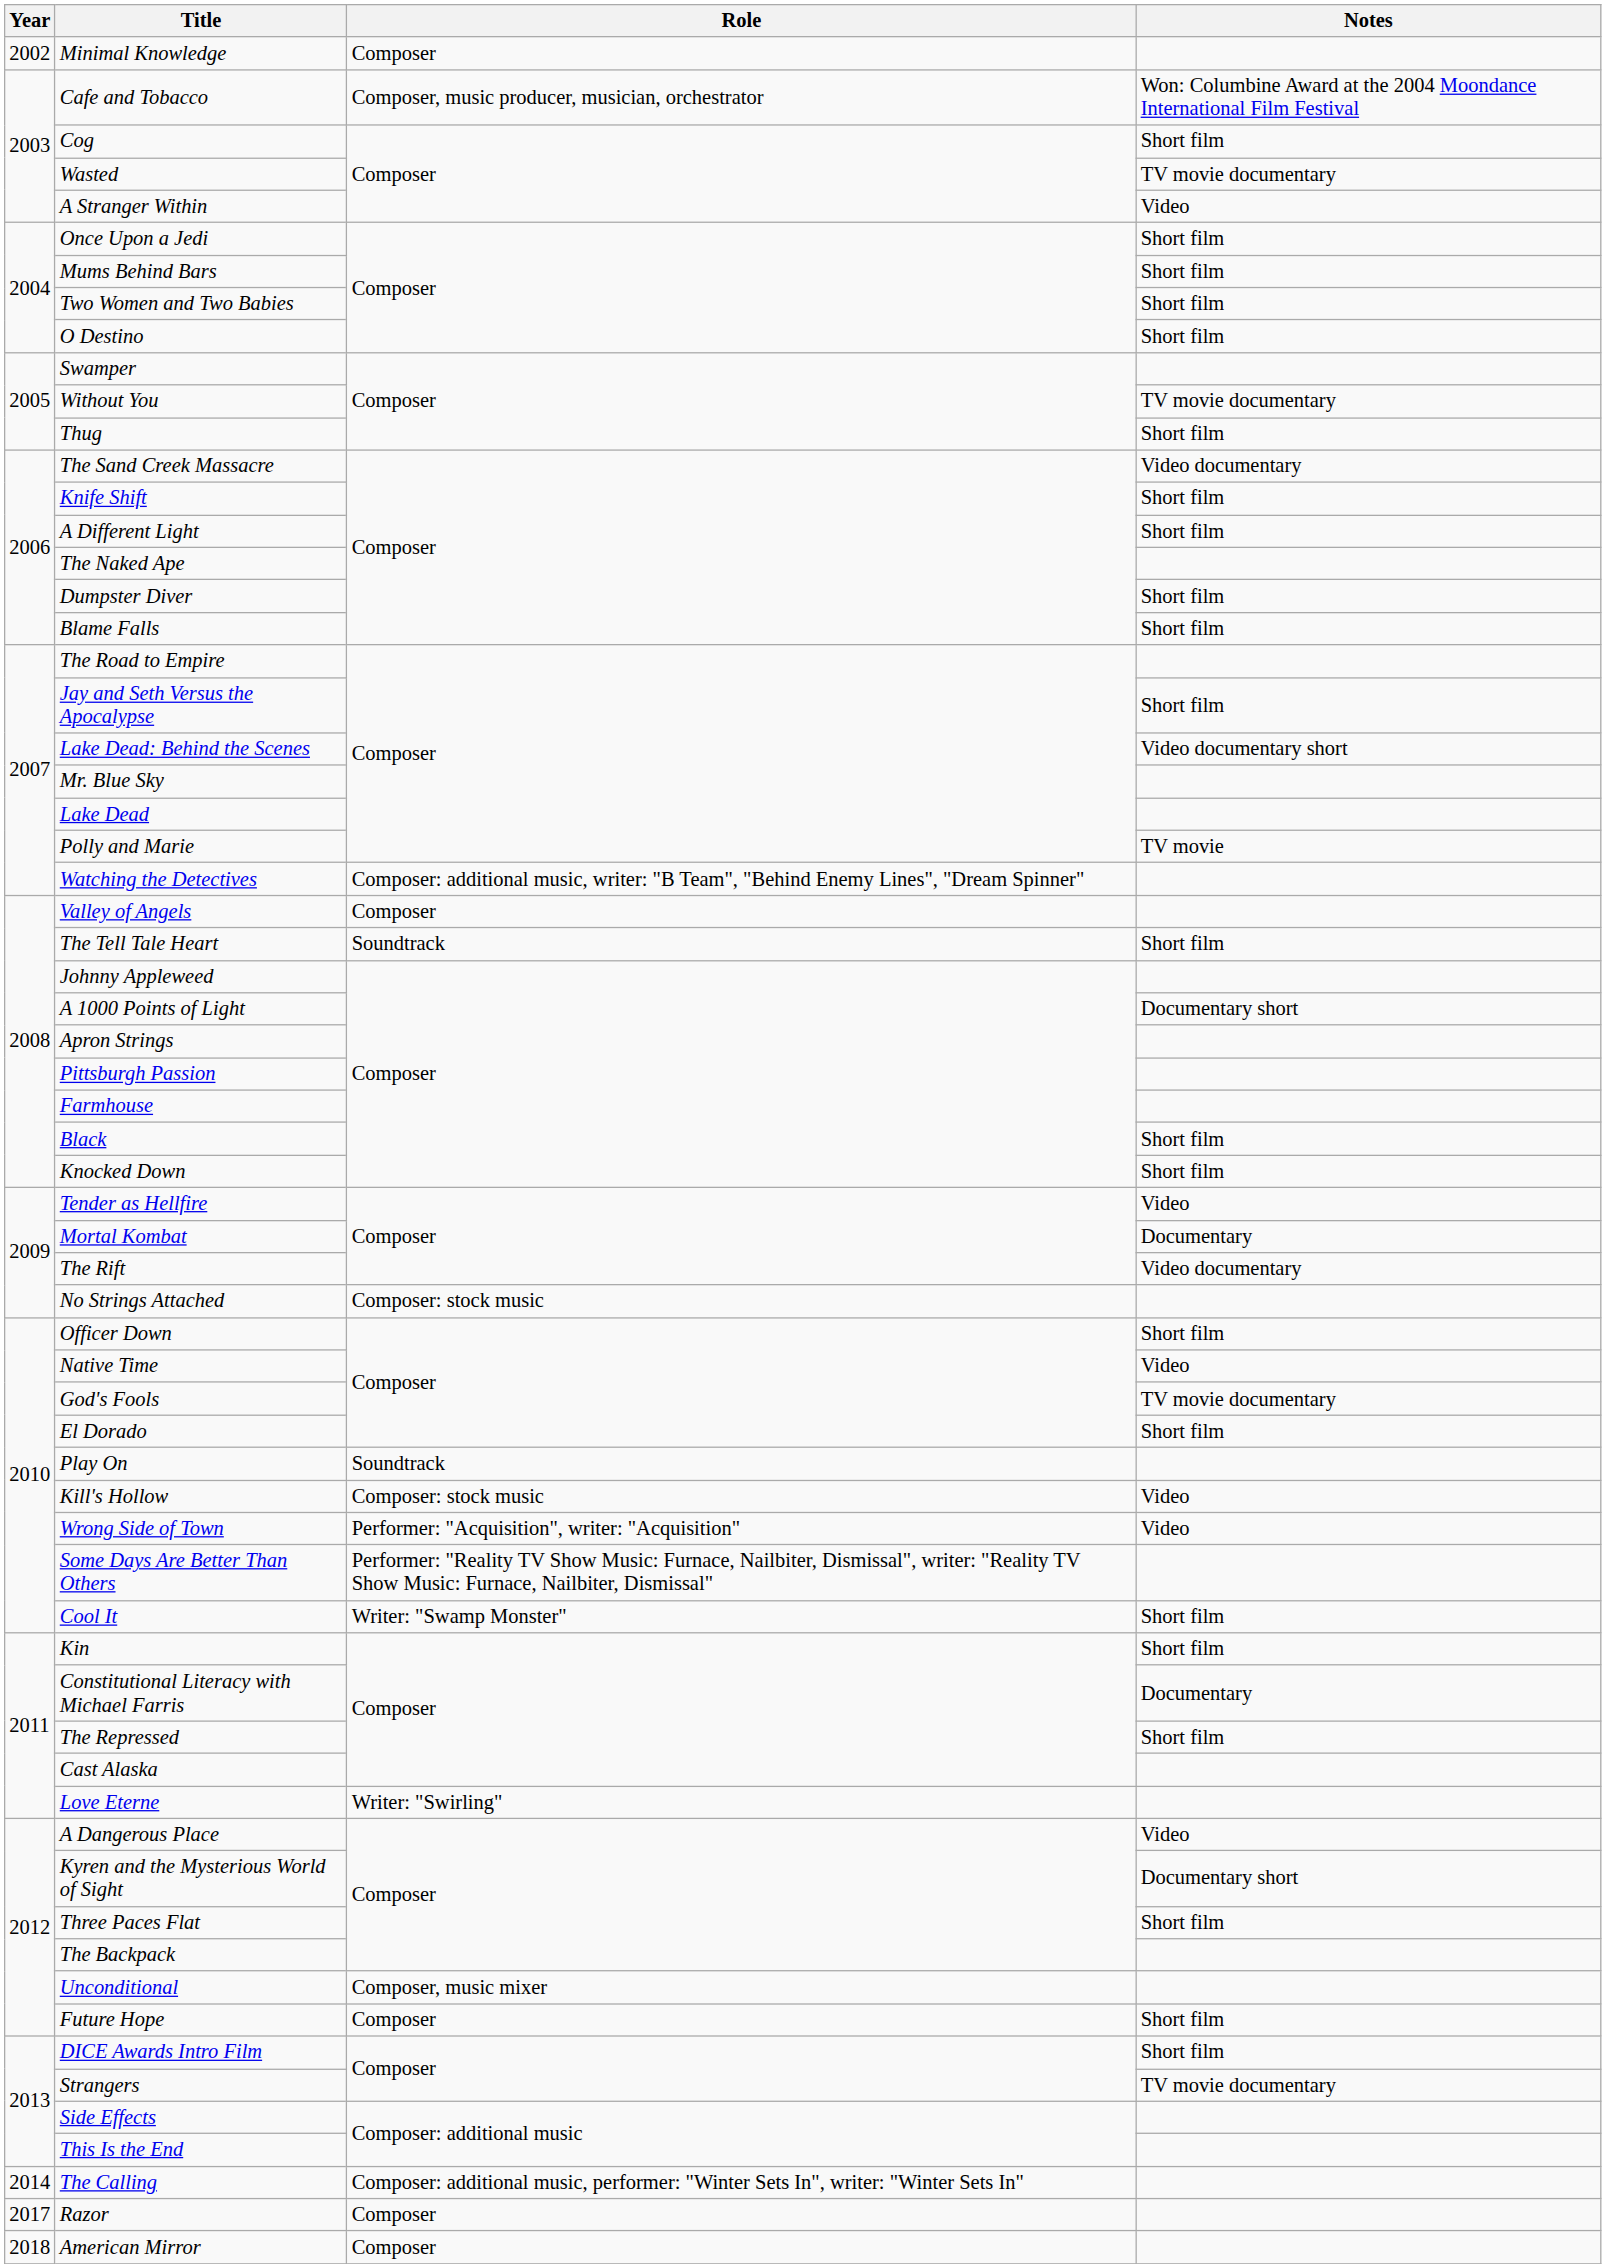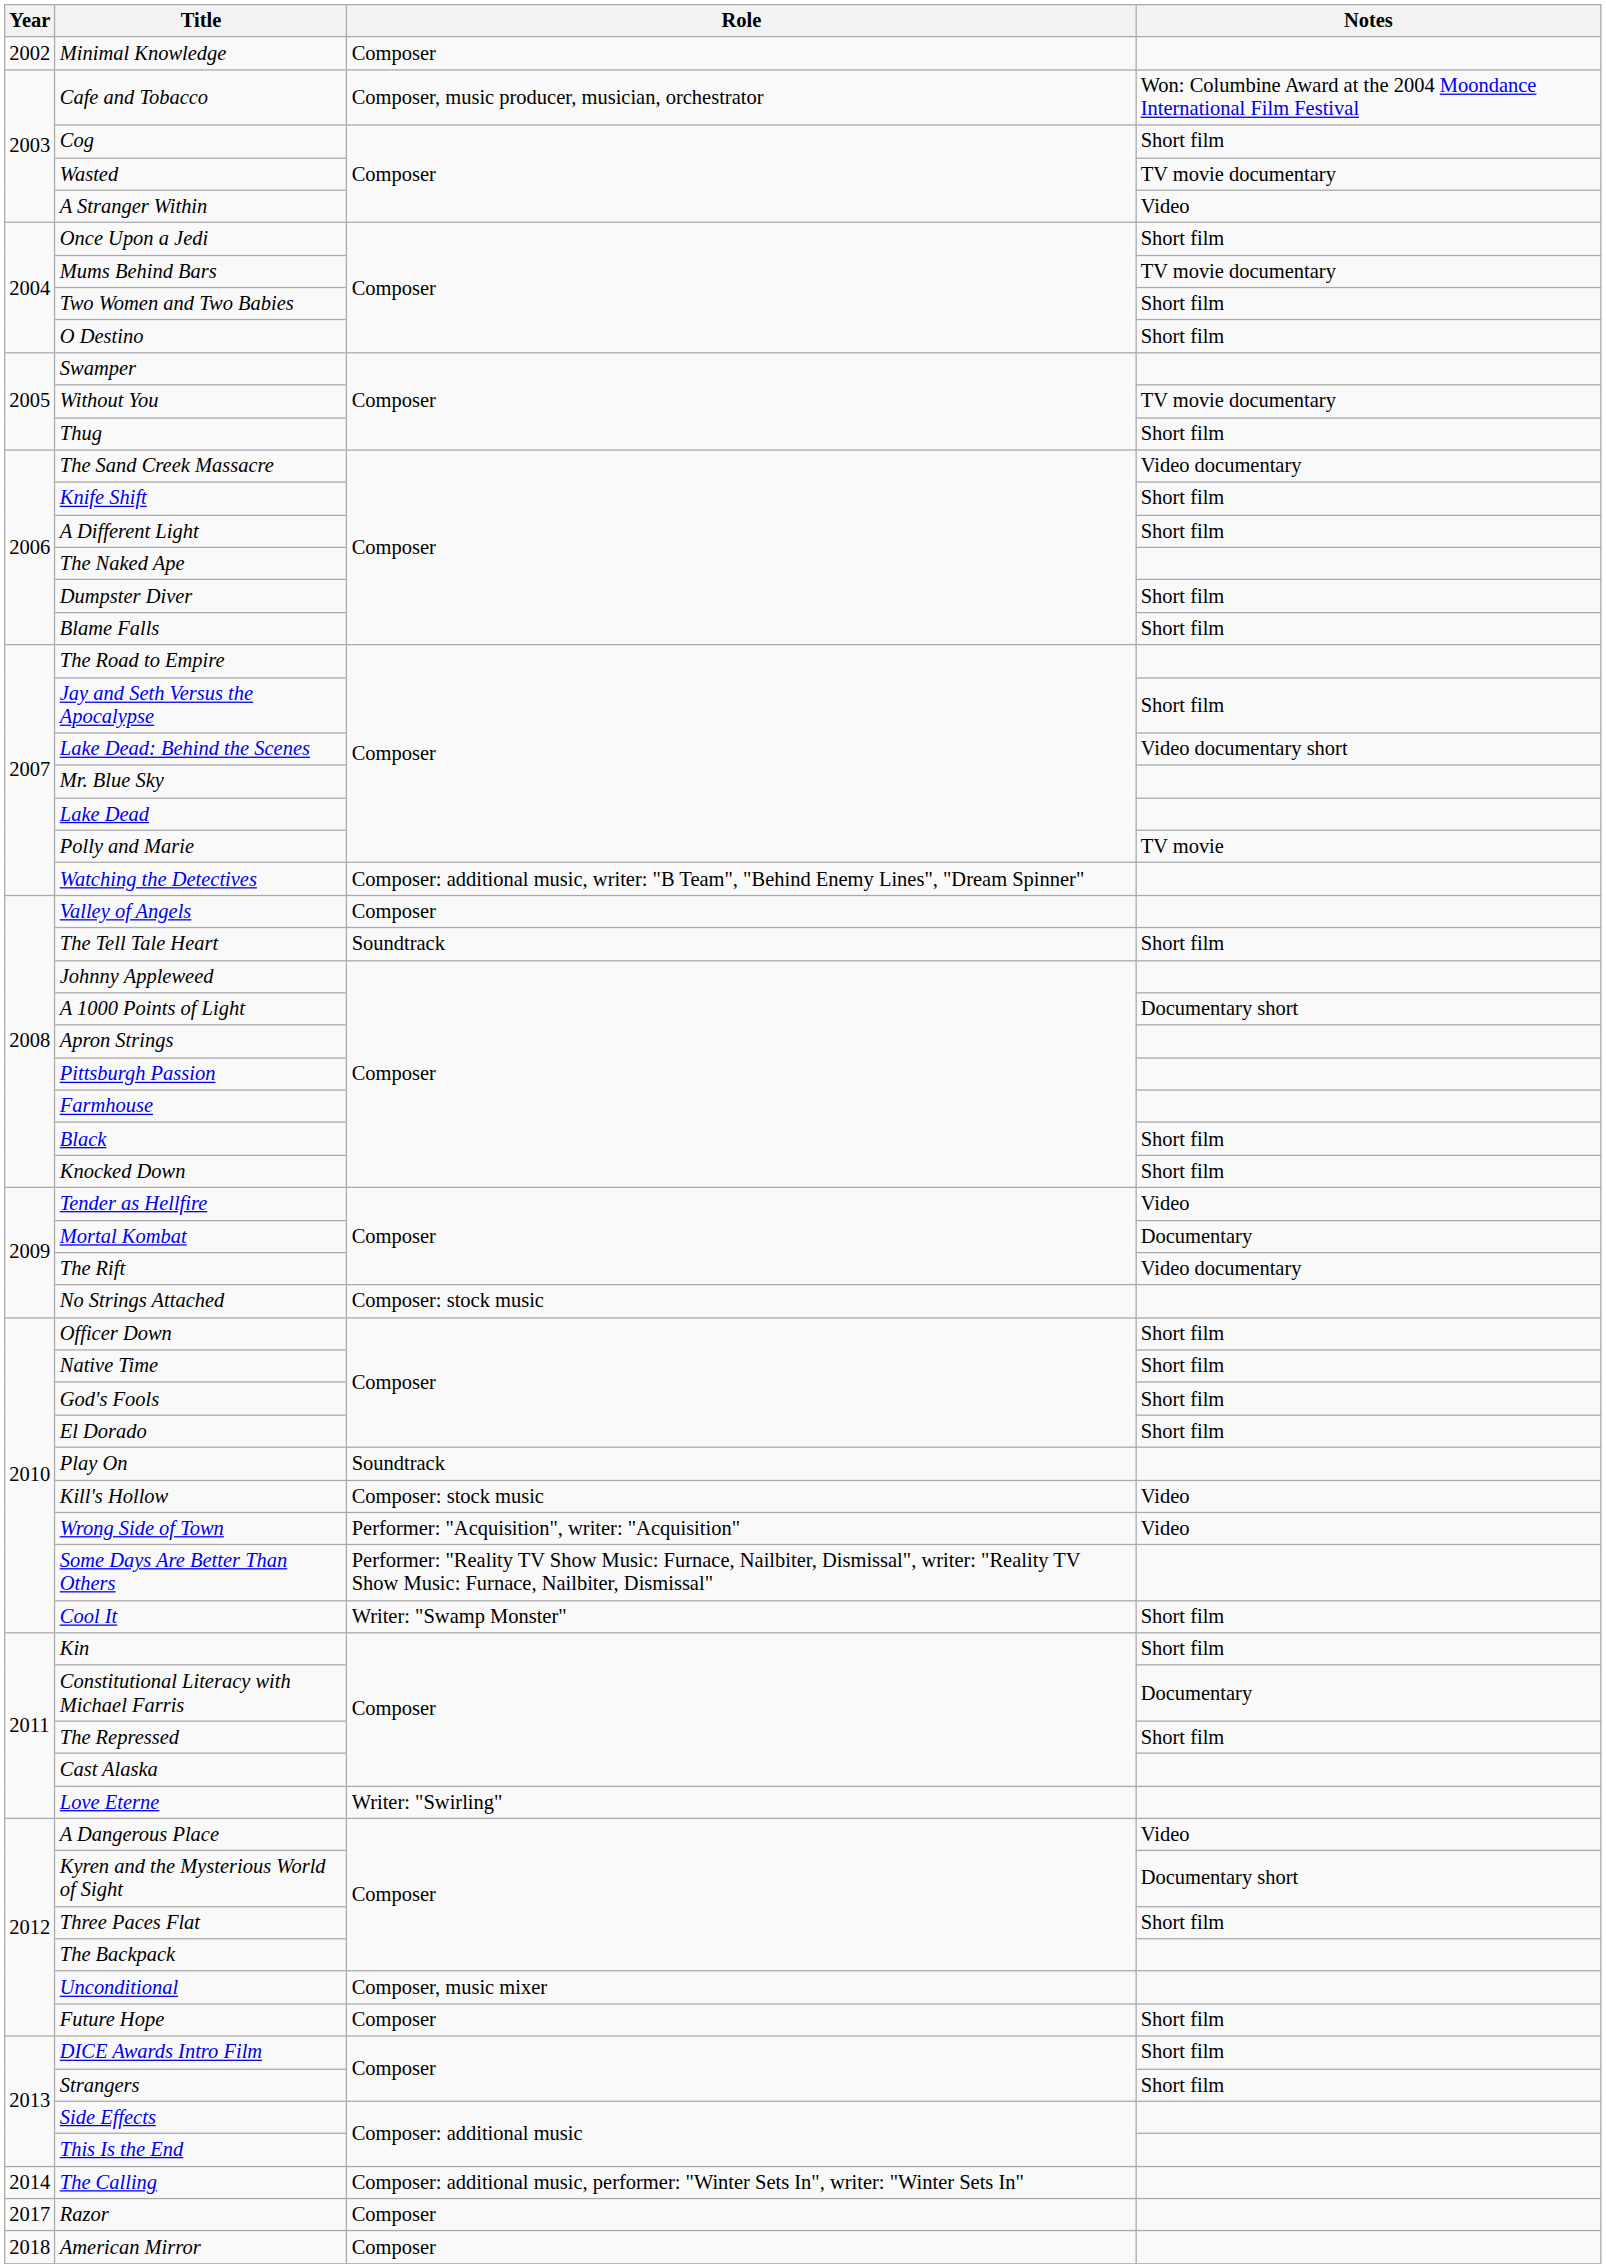(1182, 271) Short film -> (1238, 271) TV movie documentary
(1165, 1366) Video -> (1182, 1366) Short film
(1238, 1398) TV movie documentary -> (1182, 1398) Short film
(1238, 2084) TV movie documentary -> (1182, 2084) Short film
